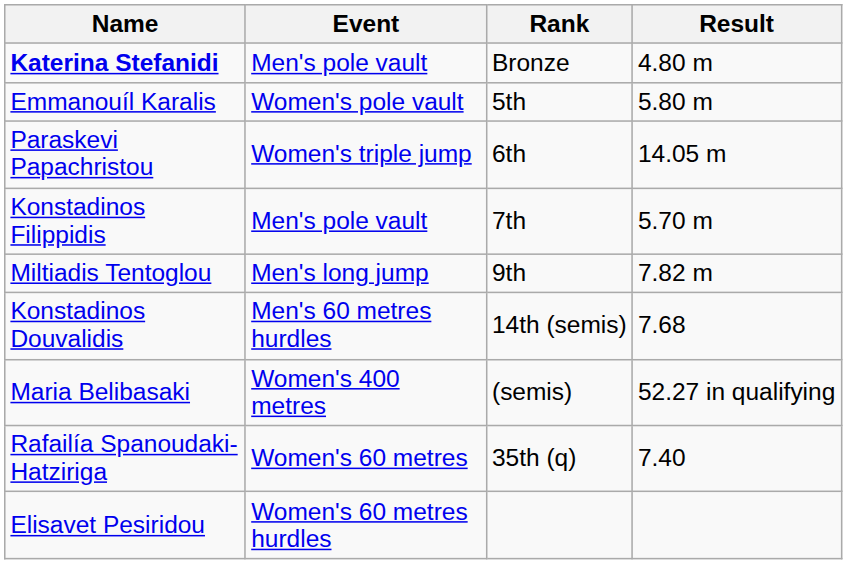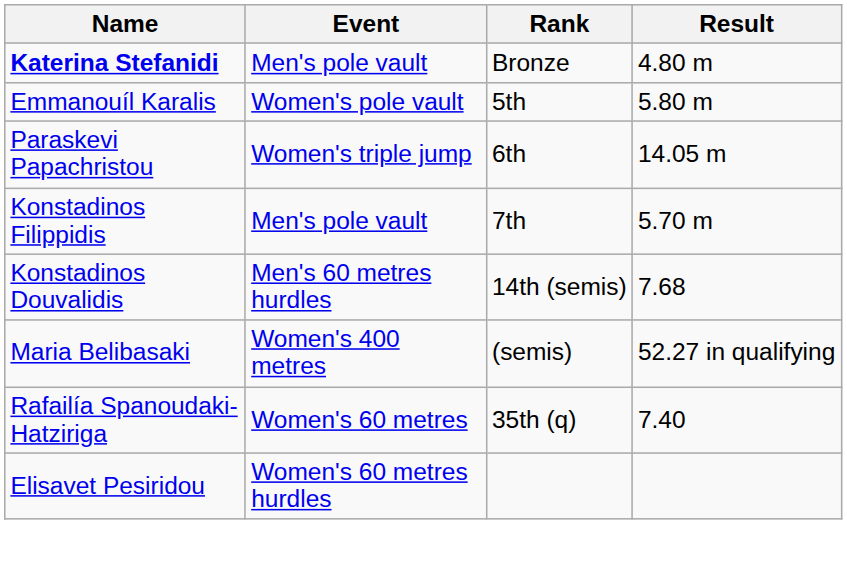- row: (111, 273)
